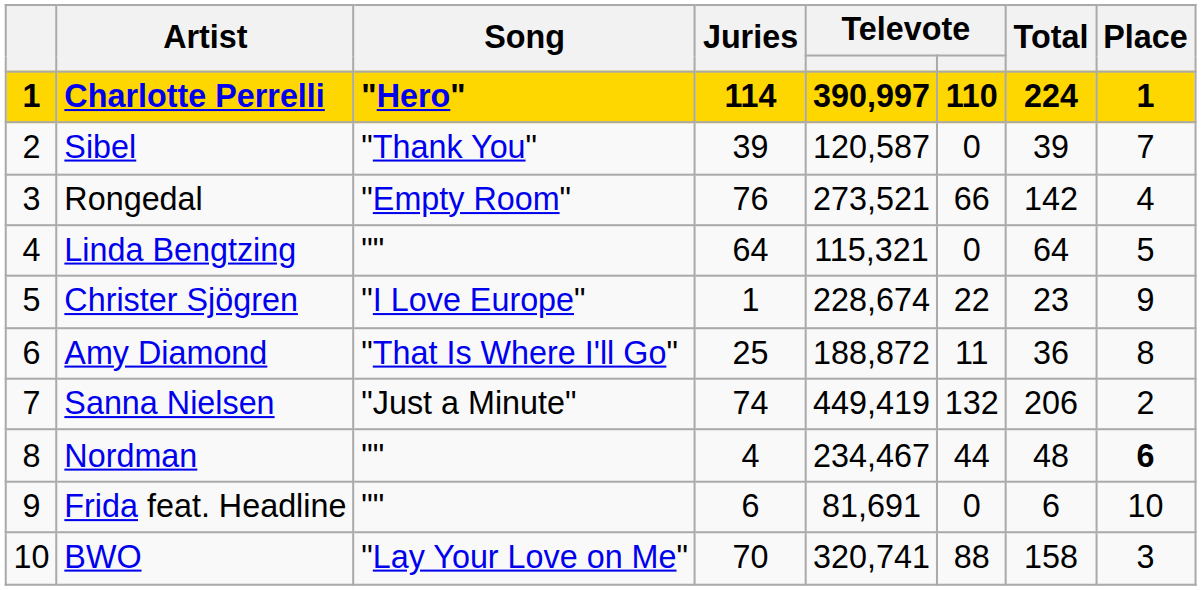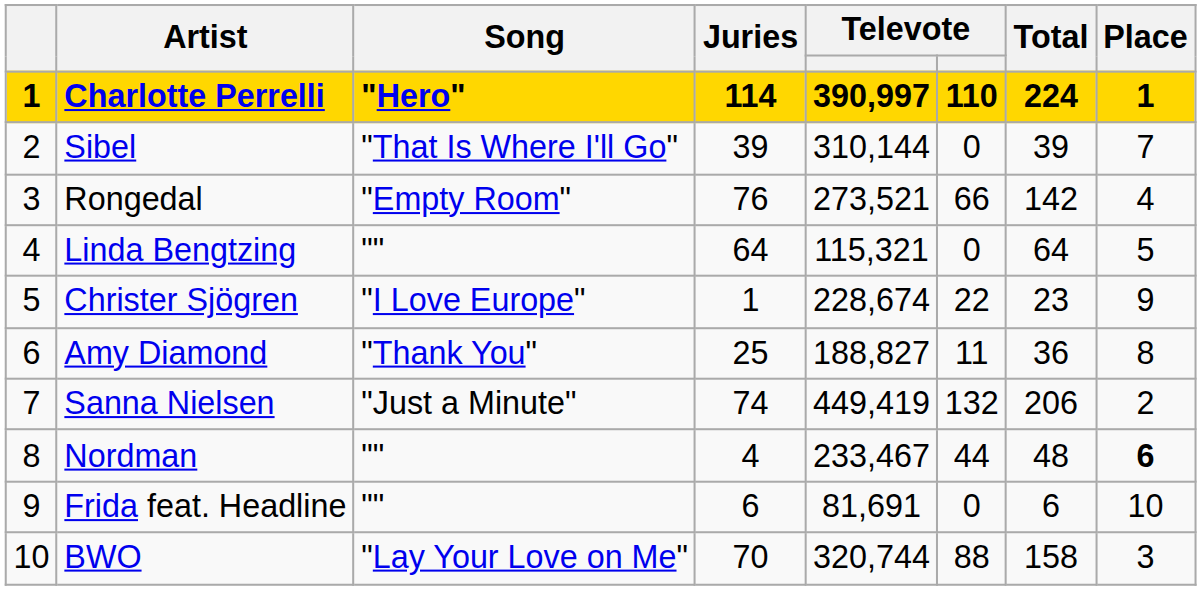(449, 147) "Thank You" -> (520, 147) "That Is Where I'll Go"
(871, 147) 120,587 -> (871, 147) 310,144
(520, 352) "That Is Where I'll Go" -> (449, 352) "Thank You"
(871, 352) 188,872 -> (871, 352) 188,827
(871, 455) 234,467 -> (871, 455) 233,467
(871, 557) 320,741 -> (871, 557) 320,744
